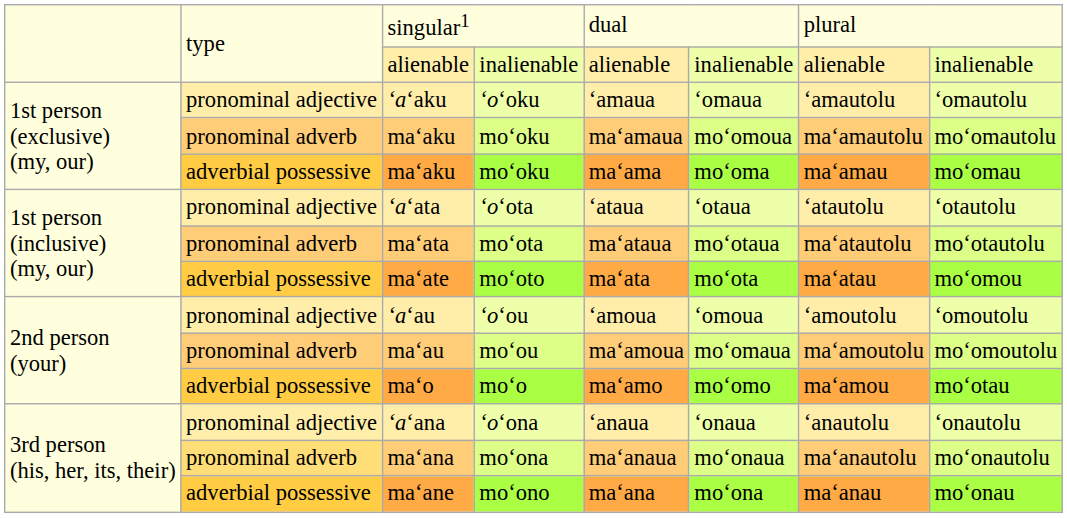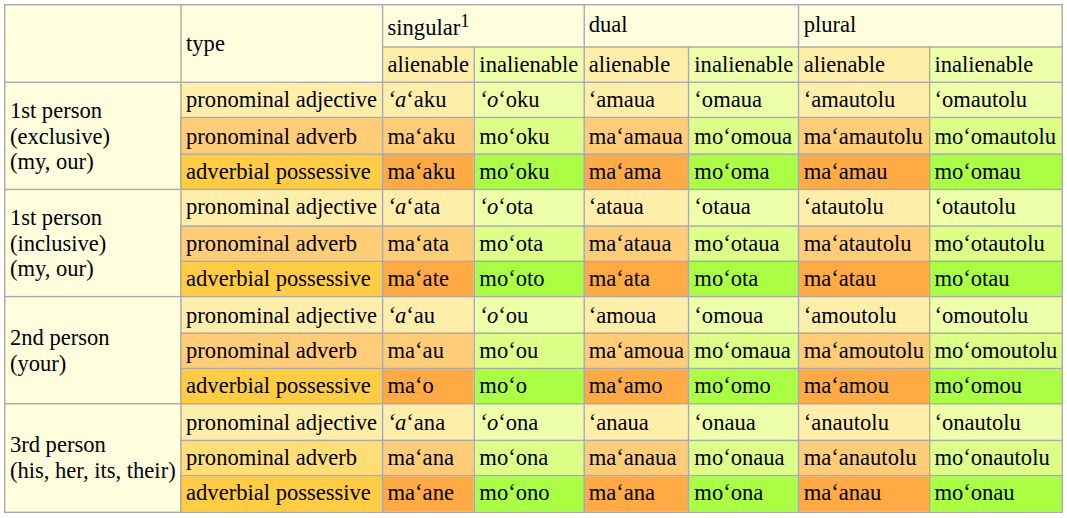(978, 278) moʻomou -> (972, 278) moʻotau
(972, 386) moʻotau -> (978, 386) moʻomou
